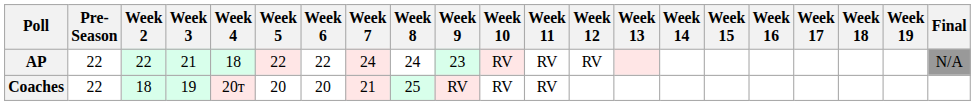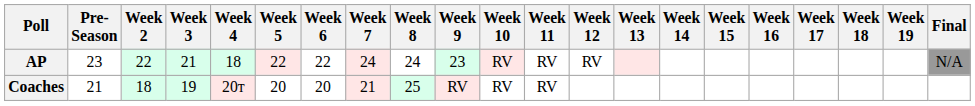(94, 62) 22 -> (94, 62) 23
(94, 88) 22 -> (94, 88) 21
